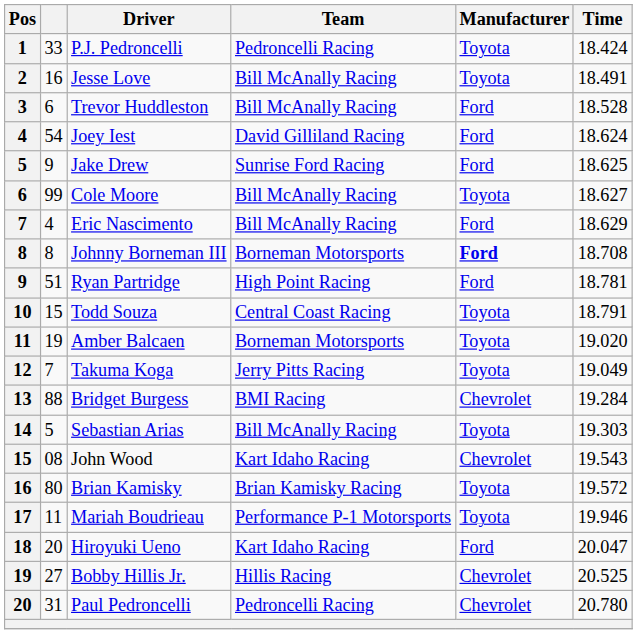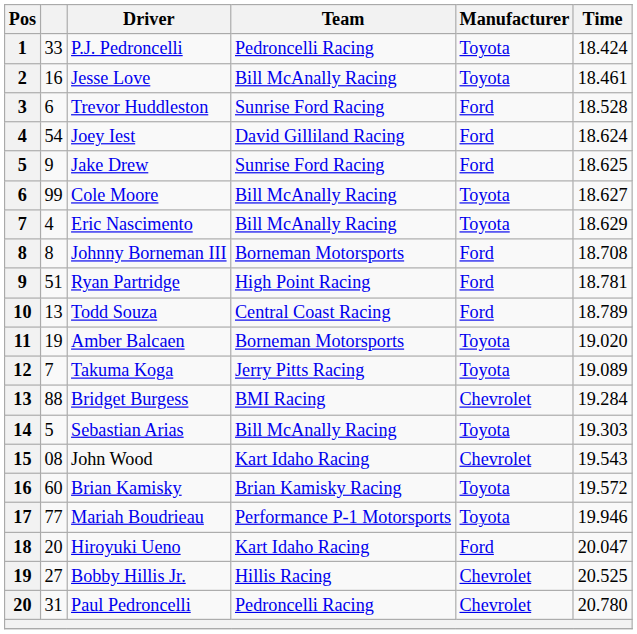(603, 77) 18.491 -> (603, 77) 18.461
(316, 106) Bill McAnally Racing -> (310, 106) Sunrise Ford Racing
(477, 223) Ford -> (485, 223) Toyota
(479, 253) bold -> (477, 253) normal
(54, 311) 15 -> (54, 311) 13
(485, 311) Toyota -> (477, 311) Ford
(603, 311) 18.791 -> (603, 311) 18.789
(603, 370) 19.049 -> (603, 370) 19.089
(54, 487) 80 -> (54, 487) 60
(53, 516) 11 -> (54, 516) 77
